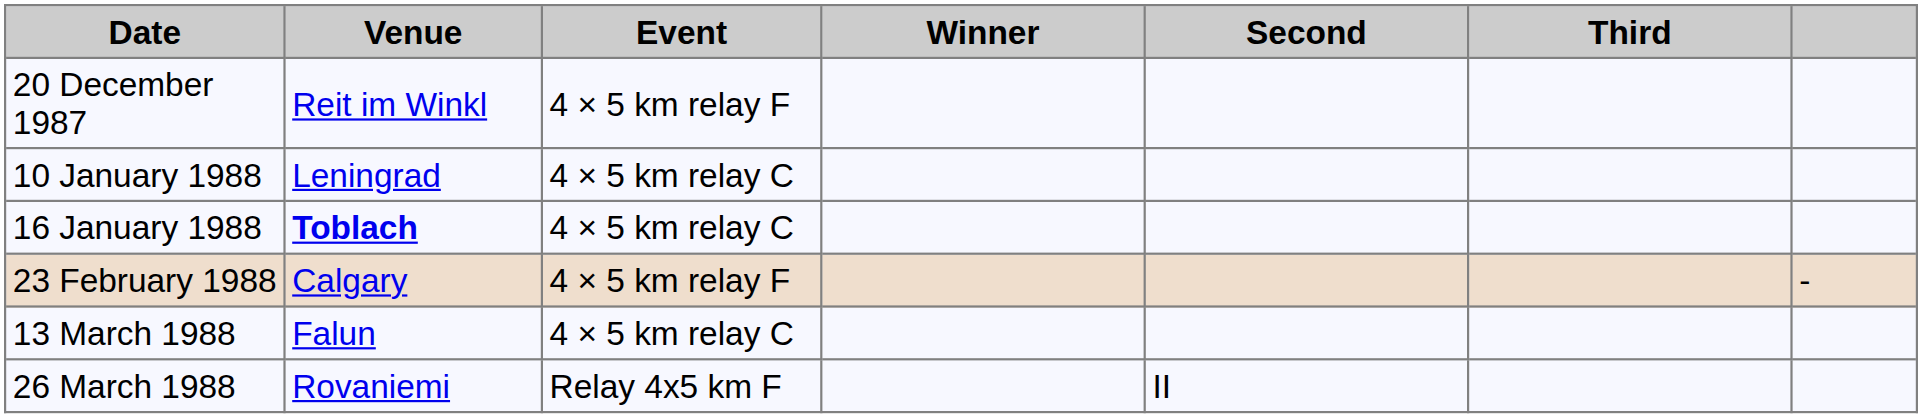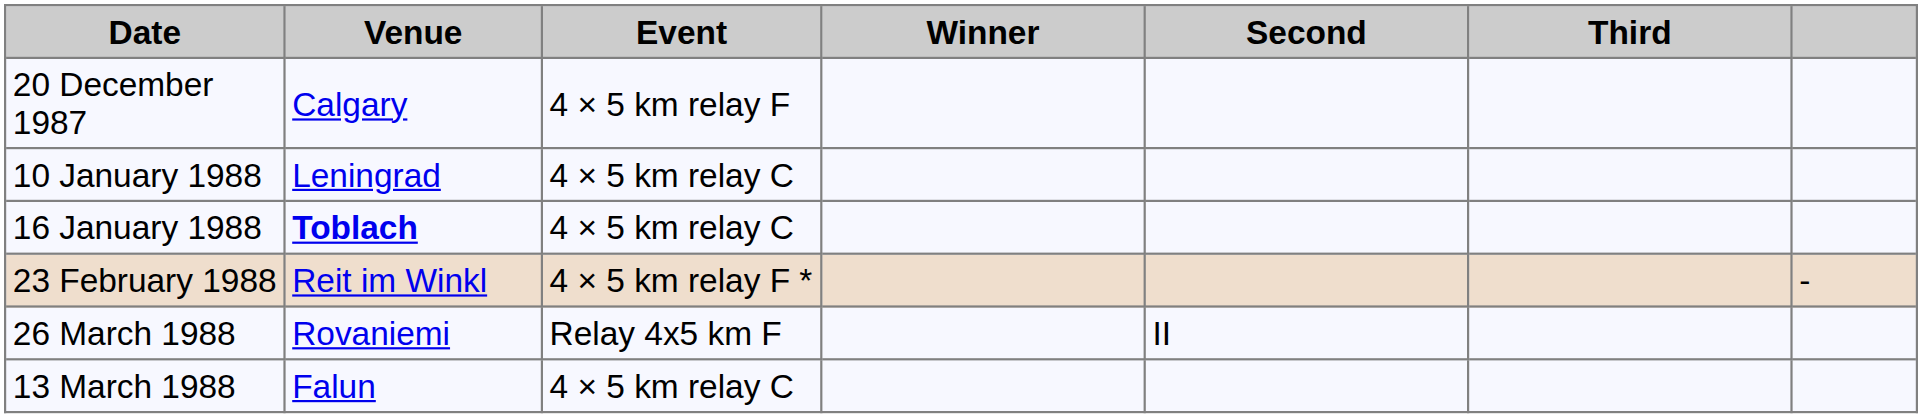(390, 103) Reit im Winkl -> (350, 103) Calgary
(350, 280) Calgary -> (390, 280) Reit im Winkl
(670, 280) 4 × 5 km relay F -> (681, 280) 4 × 5 km relay F *
rows swapped: (124, 333) <-> (124, 386)
